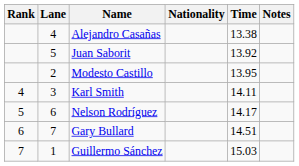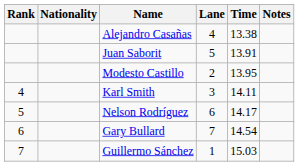columns swapped: (53, 14) <-> (196, 14)
(244, 53) 13.92 -> (244, 53) 13.91
(244, 131) 14.51 -> (244, 131) 14.54
